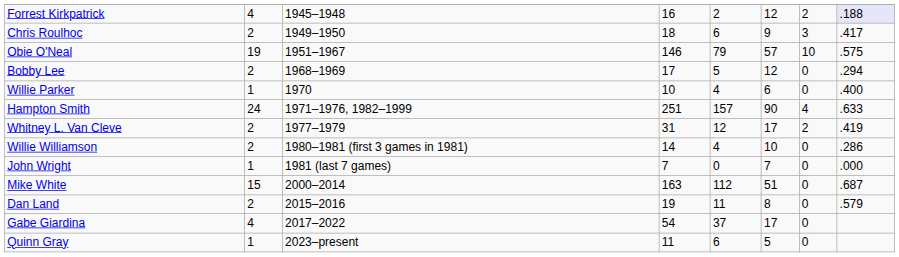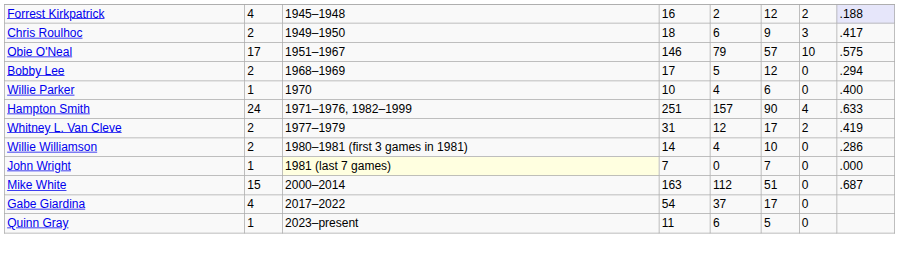(254, 52) 19 -> (254, 52) 17
(338, 166) no background -> (338, 166) lightyellow background
- row: (33, 204)
